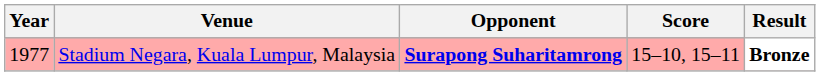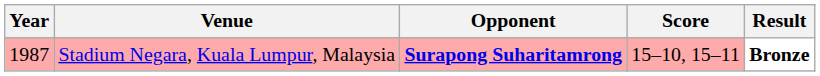(29, 54) 1977 -> (29, 54) 1987
